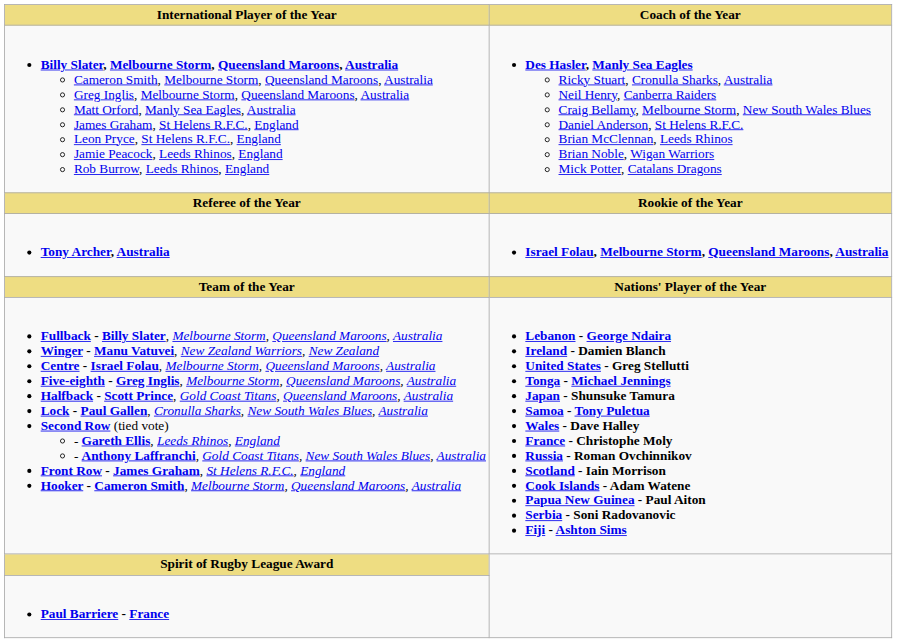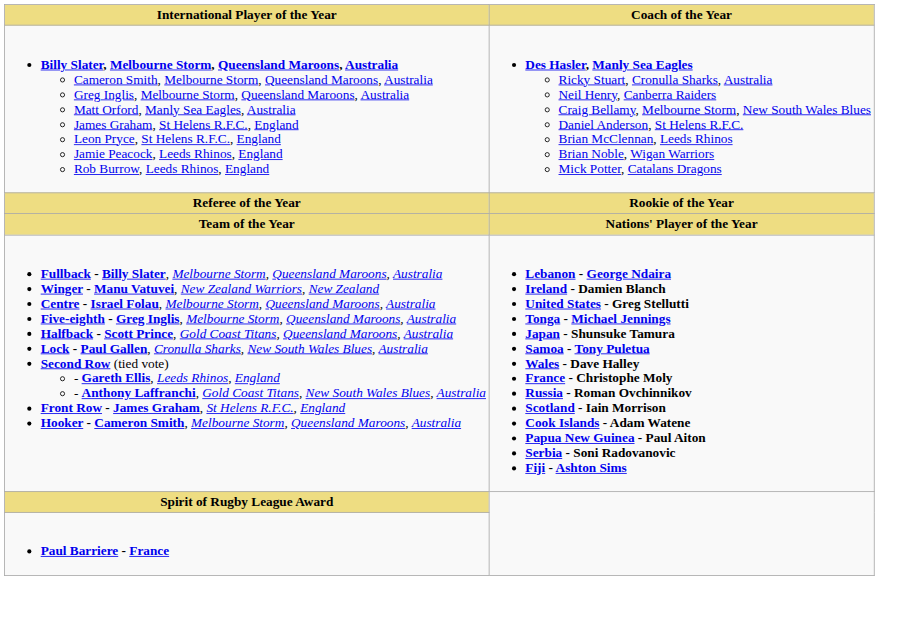- row: (247, 252)
